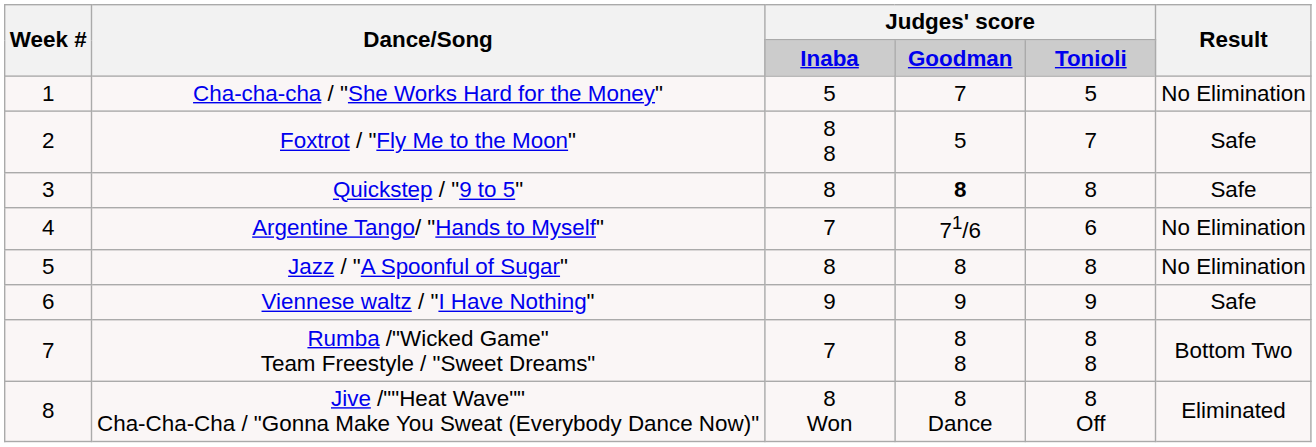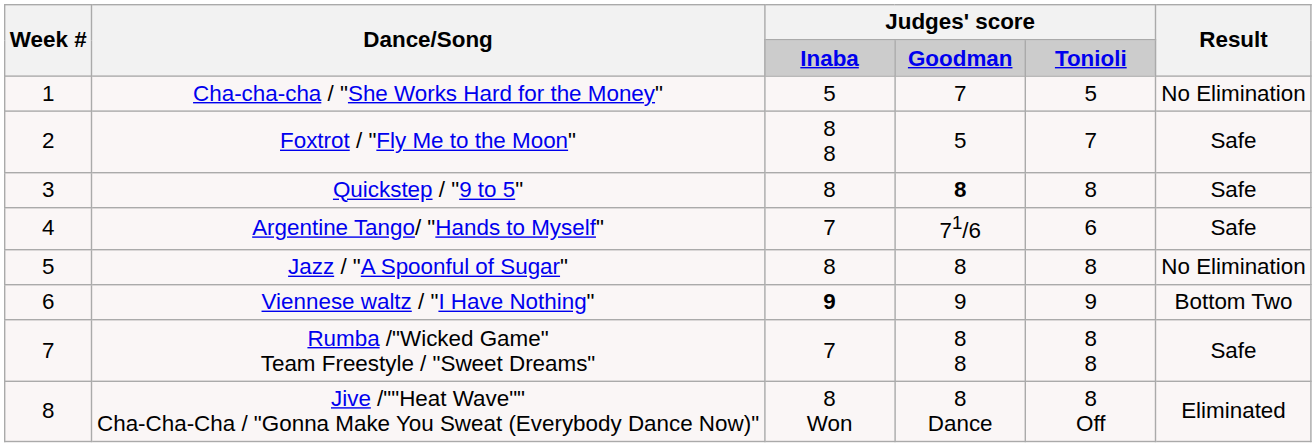(1233, 228) No Elimination -> (1233, 228) Safe
(830, 302) normal -> (830, 302) bold
(1233, 302) Safe -> (1233, 302) Bottom Two
(1233, 350) Bottom Two -> (1233, 350) Safe
